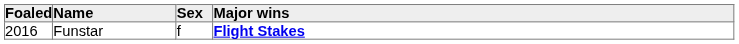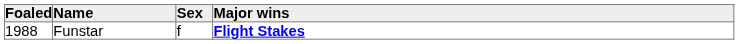(21, 31) 2016 -> (21, 31) 1988
